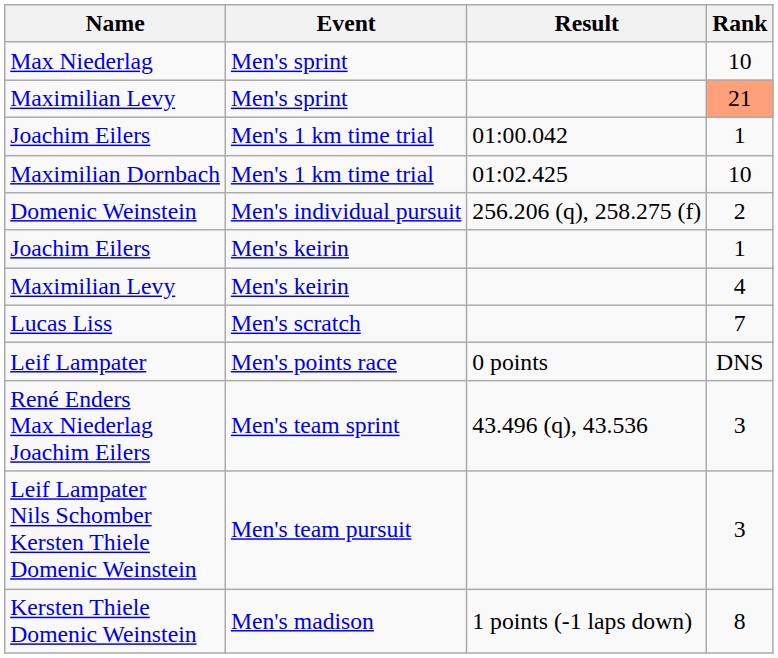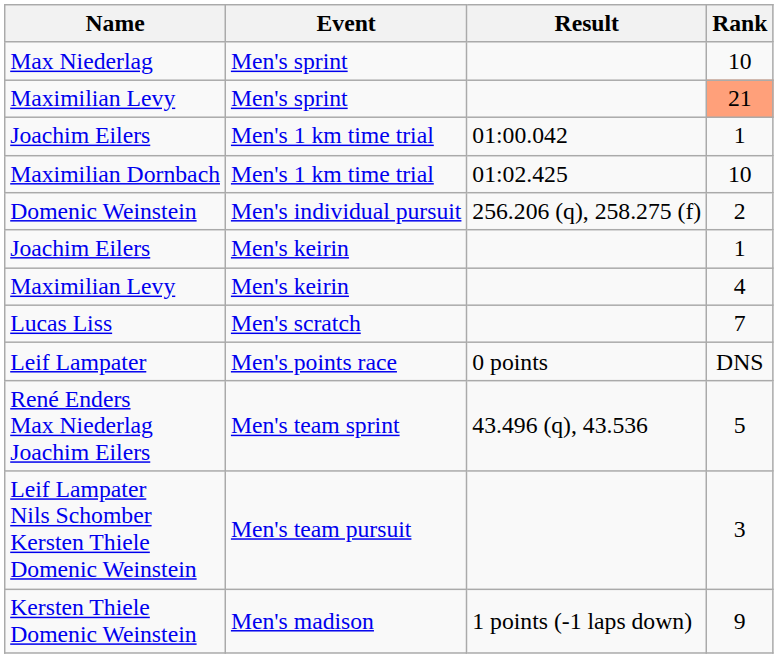(740, 425) 3 -> (740, 425) 5
(740, 620) 8 -> (740, 620) 9
